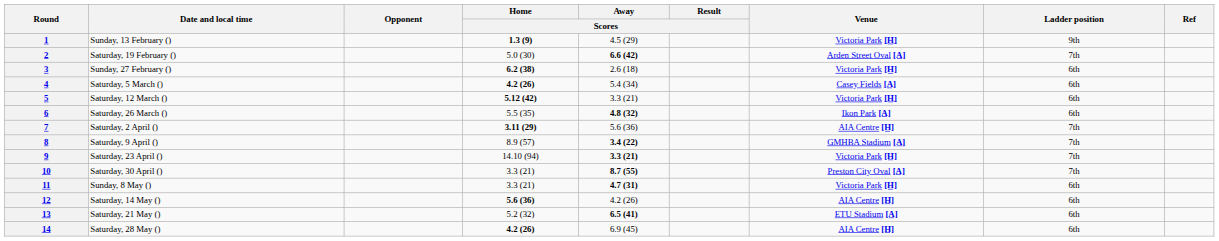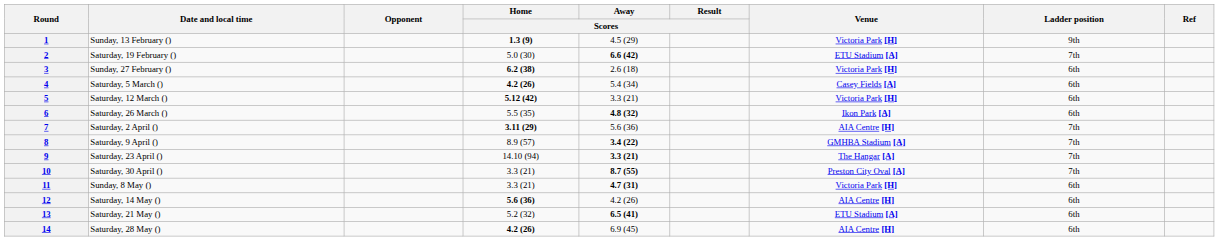(866, 55) Arden Street Oval [A] -> (866, 55) ETU Stadium [A]
(866, 157) Victoria Park [H] -> (866, 157) The Hangar [A]
